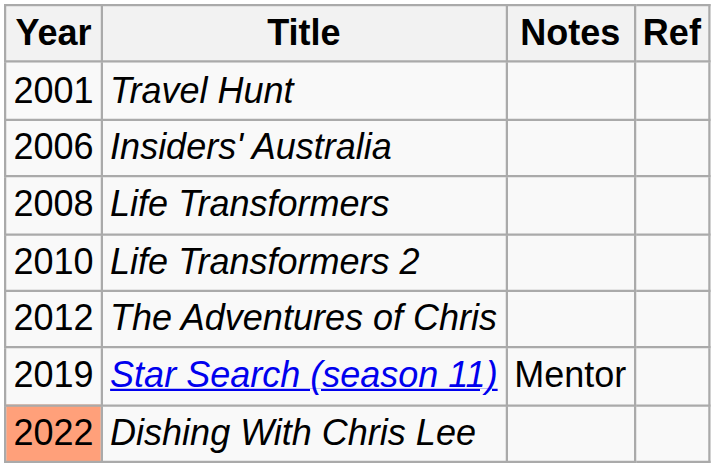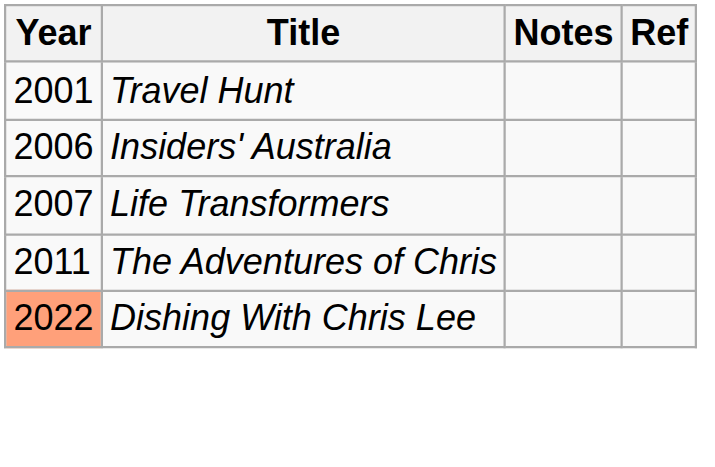(53, 204) 2008 -> (53, 204) 2007
- row: (265, 261)
(53, 318) 2012 -> (52, 261) 2011
- row: (304, 375)
